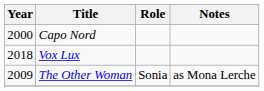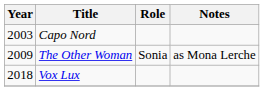(20, 34) 2000 -> (20, 34) 2003
rows swapped: (86, 75) <-> (59, 55)
